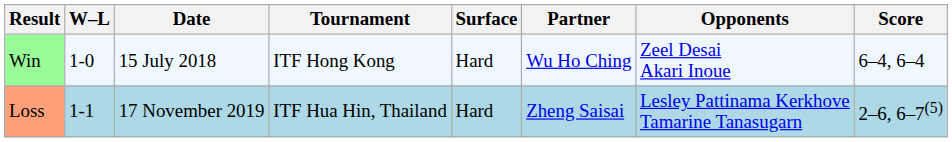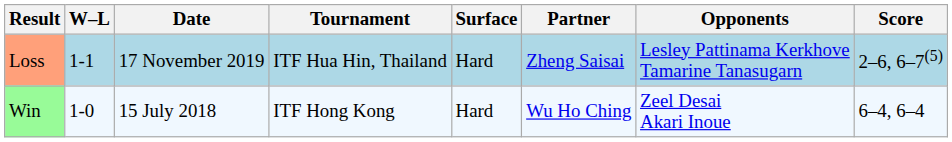rows swapped: (25, 60) <-> (27, 111)
